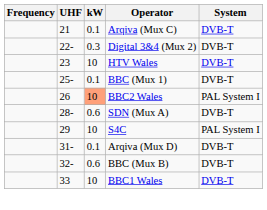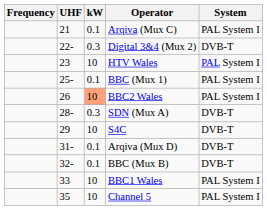(217, 29) DVB-T -> (230, 29) PAL System I
(217, 63) DVB-T -> (230, 63) PAL System I
(217, 79) DVB-T -> (230, 79) PAL System I
(93, 113) 0.6 -> (93, 113) 0.3
(230, 130) PAL System I -> (217, 130) DVB-T
(93, 163) 0.6 -> (93, 163) 0.1
(217, 180) DVB-T -> (230, 180) PAL System I
+ row: (130, 197)
